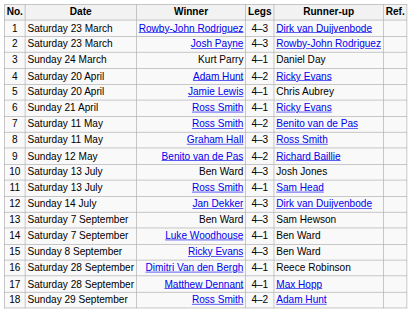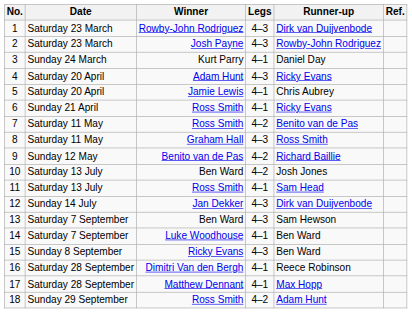(260, 76) 4–2 -> (260, 76) 4–3
(260, 172) 4–3 -> (260, 172) 4–2
